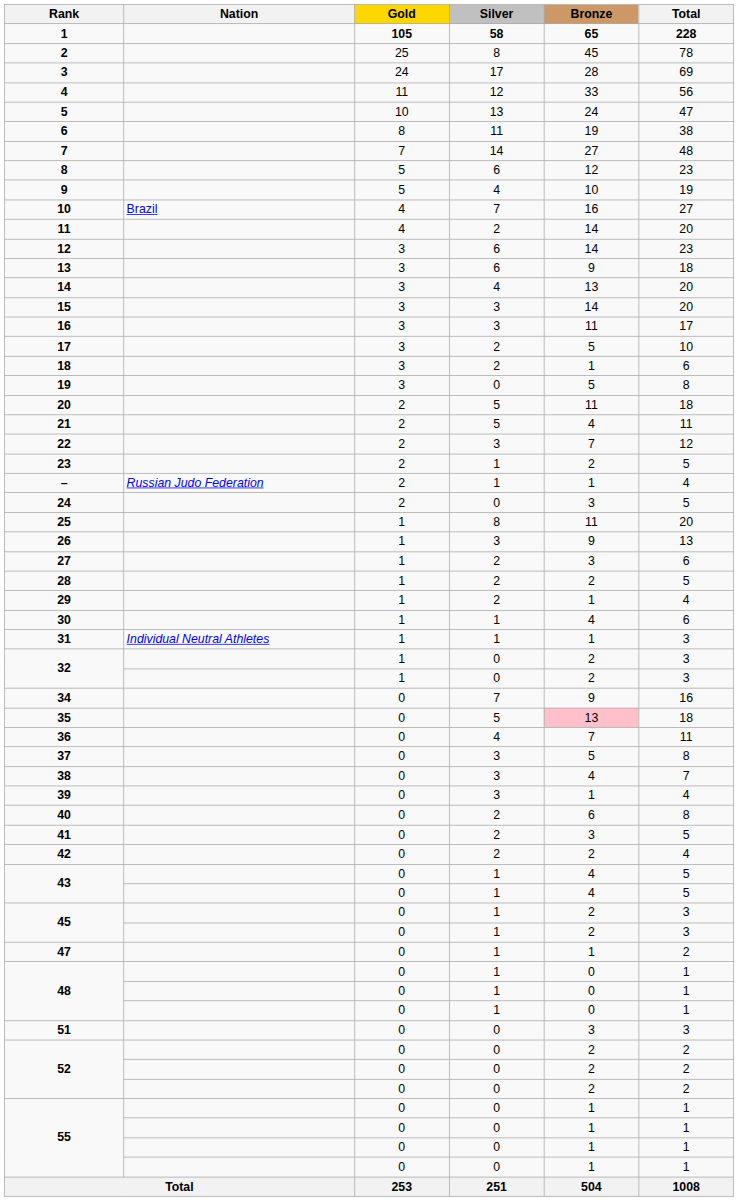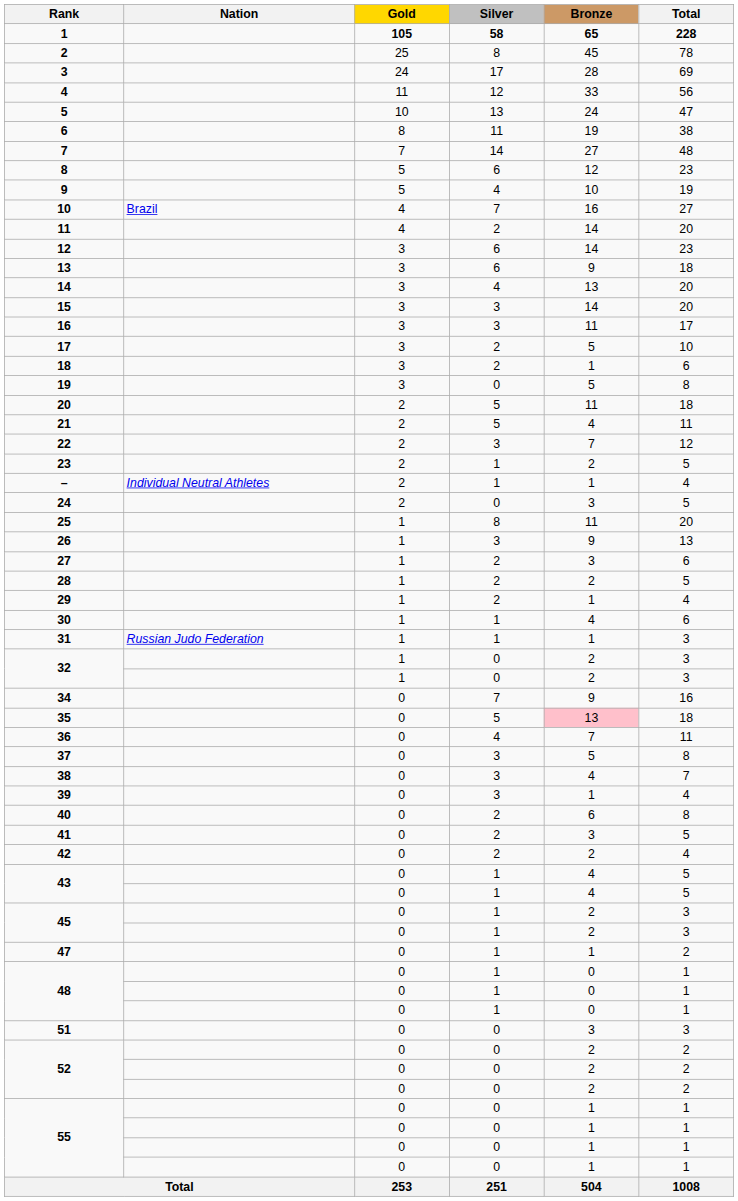(195, 483) Russian Judo Federation -> (198, 483) Individual Neutral Athletes
(198, 639) Individual Neutral Athletes -> (195, 639) Russian Judo Federation
